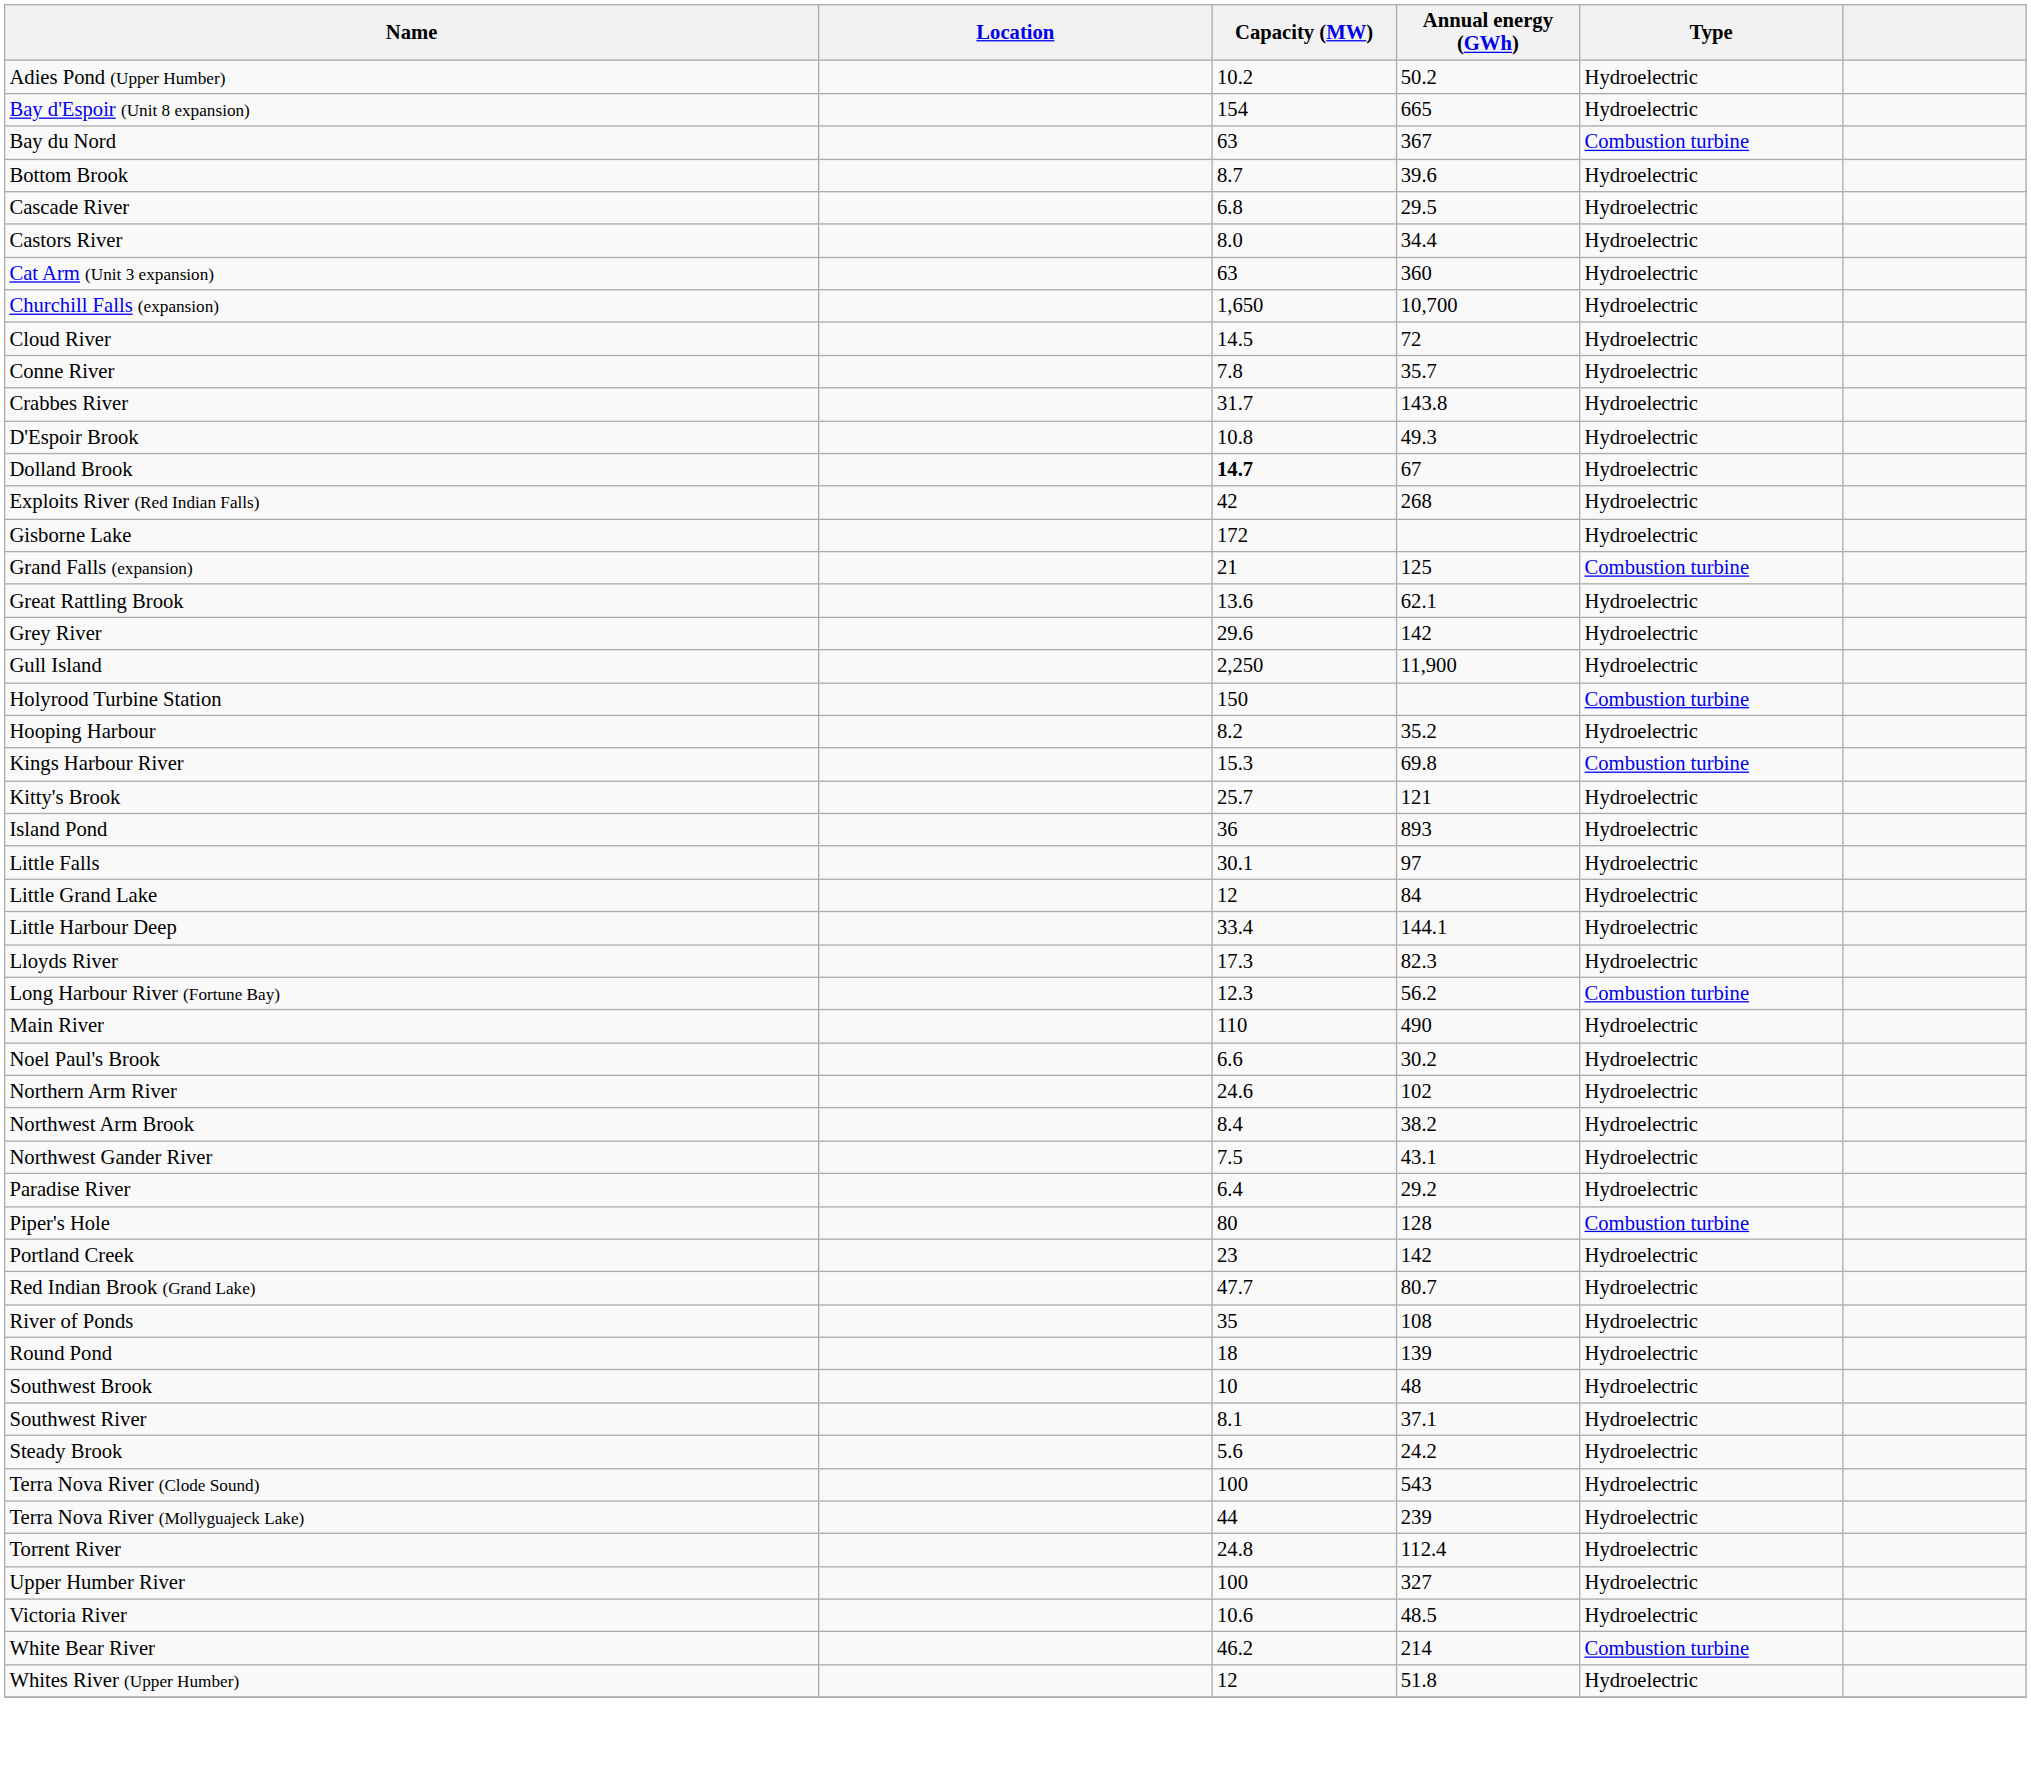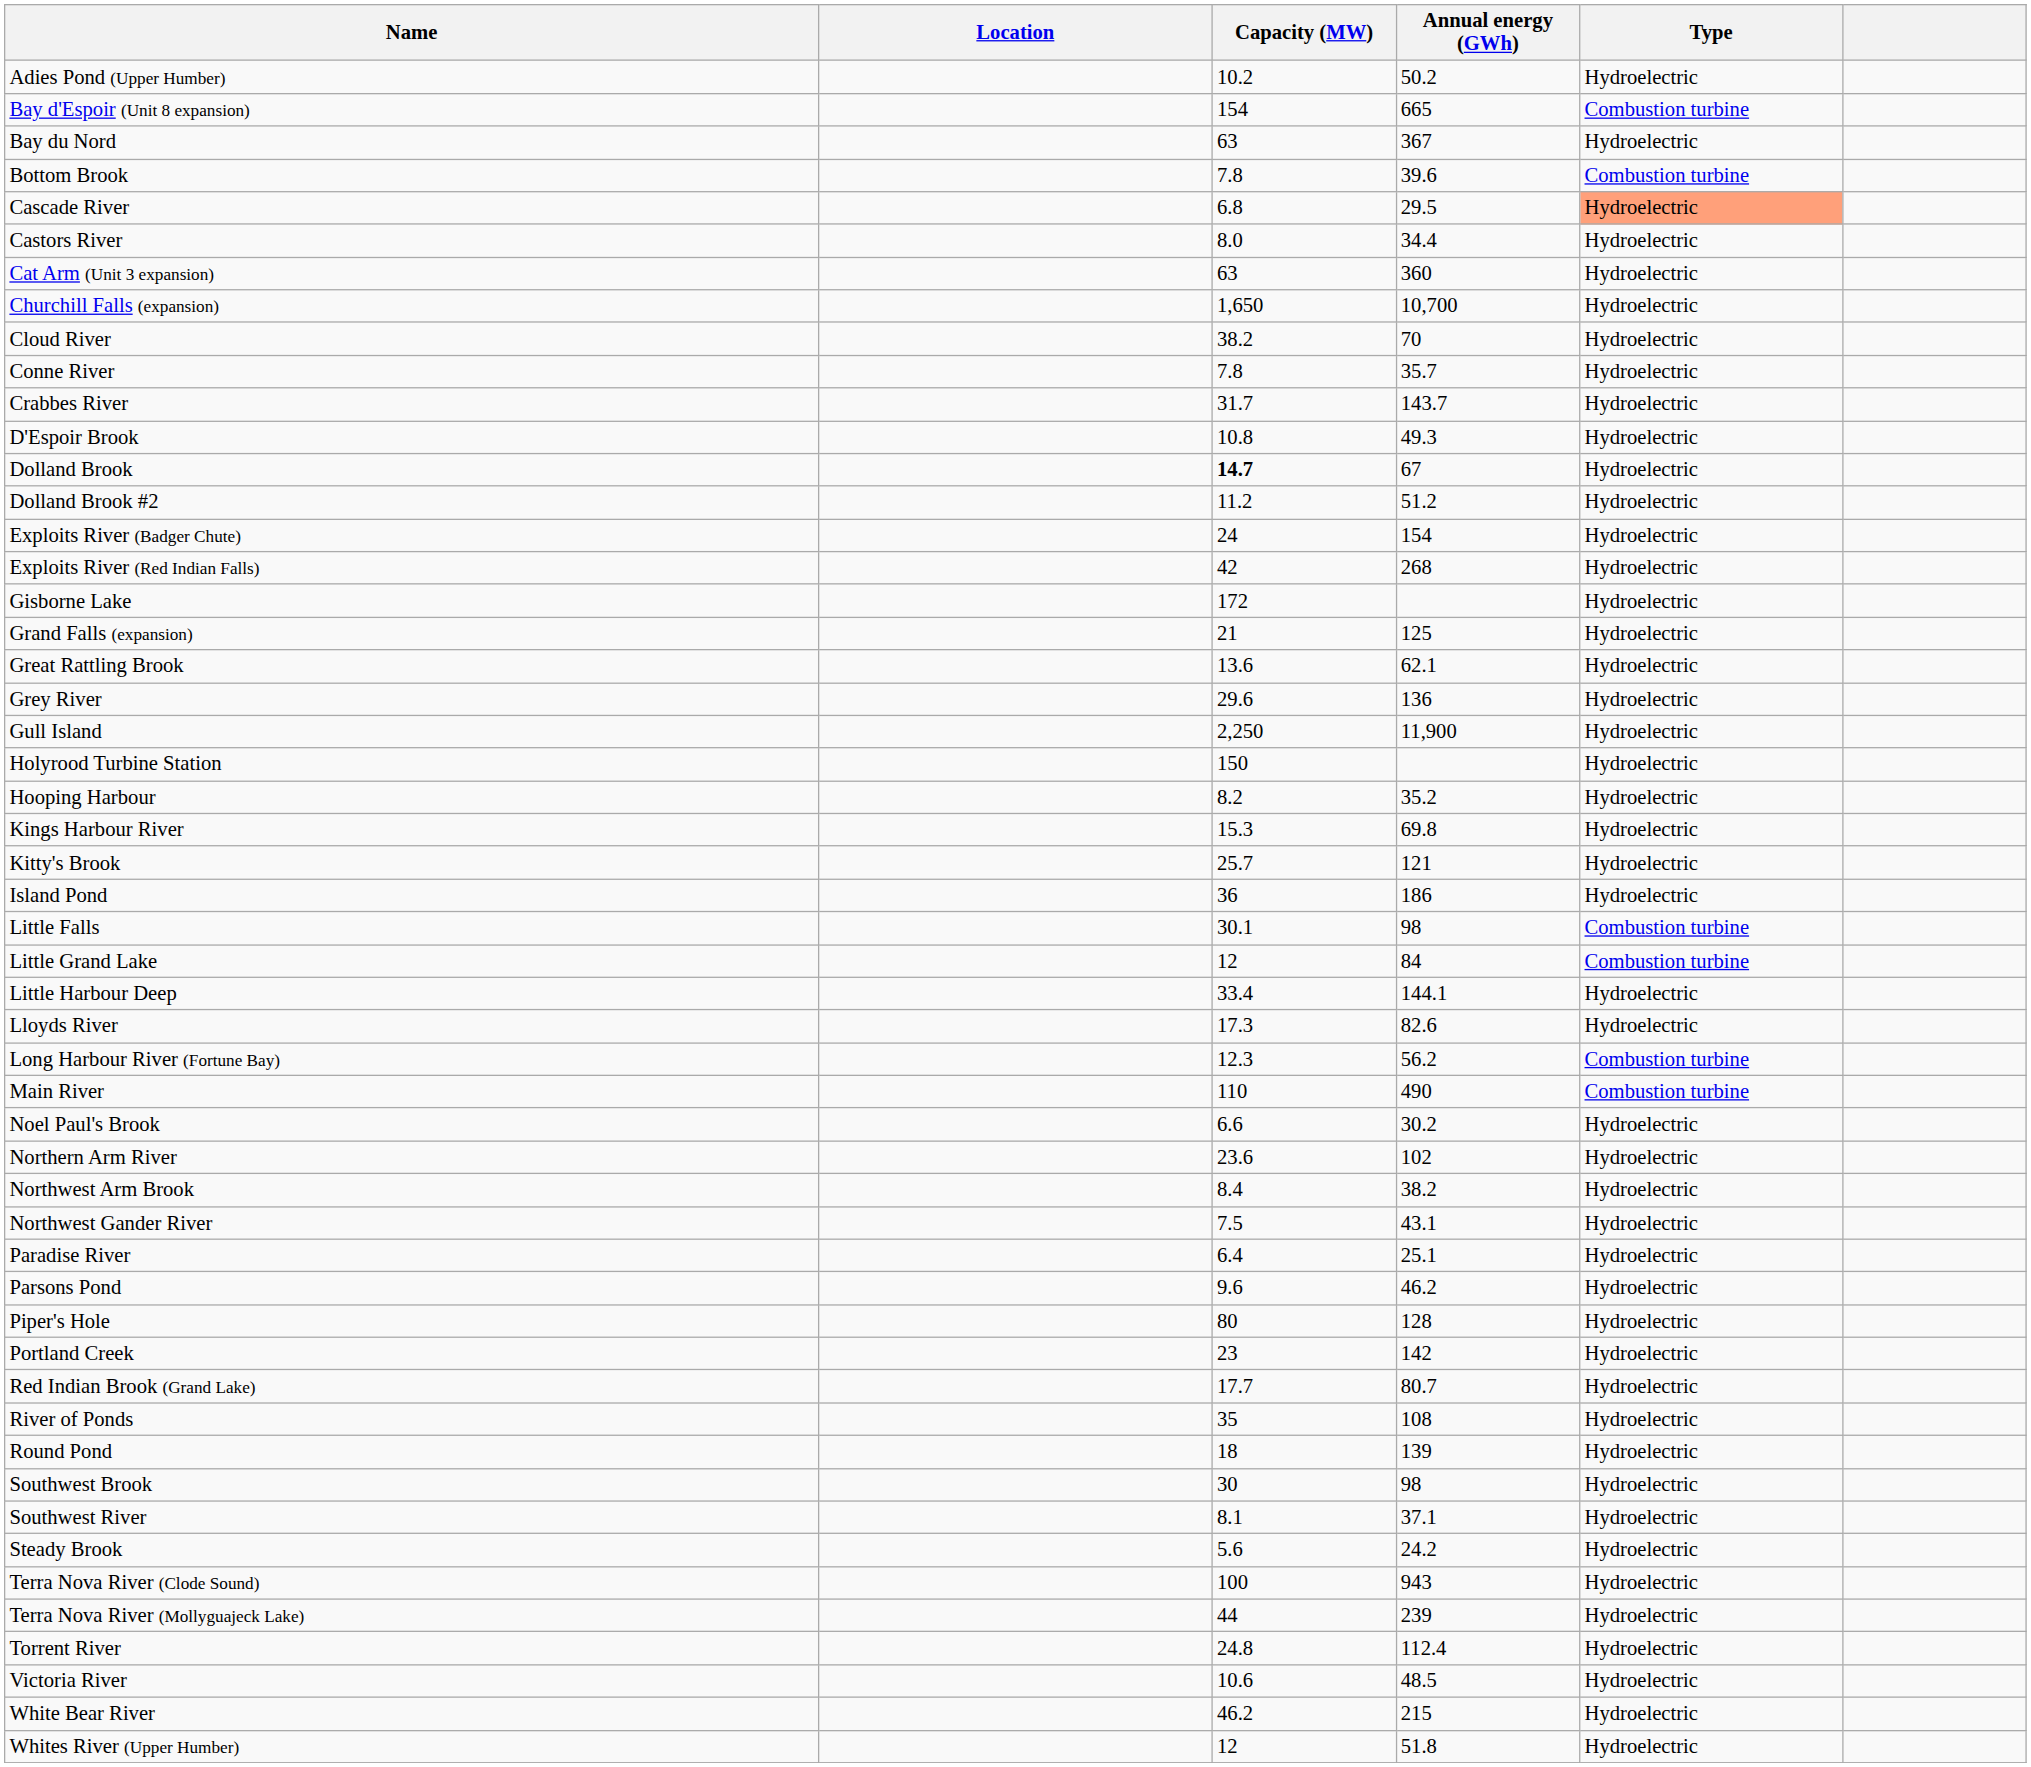(1641, 109) Hydroelectric -> (1667, 109) Combustion turbine
(1667, 142) Combustion turbine -> (1641, 142) Hydroelectric
(1230, 175) 8.7 -> (1230, 175) 7.8
(1641, 175) Hydroelectric -> (1667, 175) Combustion turbine
(1641, 207) no background -> (1641, 207) lightsalmon background
(1235, 338) 14.5 -> (1235, 338) 38.2
(1411, 338) 72 -> (1411, 338) 70
(1424, 404) 143.8 -> (1424, 404) 143.7
+ row: (84, 502)
+ row: (125, 535)
(1667, 567) Combustion turbine -> (1641, 633) Hydroelectric
(1416, 633) 142 -> (1416, 698) 136
(1667, 698) Combustion turbine -> (1641, 764) Hydroelectric
(1667, 764) Combustion turbine -> (1641, 829) Hydroelectric
(1416, 829) 893 -> (1416, 895) 186
(1411, 862) 97 -> (1411, 927) 98
(1641, 862) Hydroelectric -> (1667, 927) Combustion turbine
(1641, 895) Hydroelectric -> (1667, 960) Combustion turbine
(1419, 960) 82.3 -> (1419, 1026) 82.6
(1641, 1026) Hydroelectric -> (1667, 1091) Combustion turbine
(1235, 1091) 24.6 -> (1235, 1157) 23.6
(1419, 1189) 29.2 -> (1419, 1255) 25.1
+ row: (65, 1287)
(1667, 1222) Combustion turbine -> (1641, 1320) Hydroelectric
(1235, 1287) 47.7 -> (1235, 1386) 17.7
(1227, 1386) 10 -> (1227, 1484) 30
(1411, 1386) 48 -> (1411, 1484) 98
(1416, 1484) 543 -> (1416, 1582) 943
- row: (97, 1582)
(1416, 1648) 214 -> (1416, 1713) 215
(1667, 1648) Combustion turbine -> (1641, 1713) Hydroelectric
